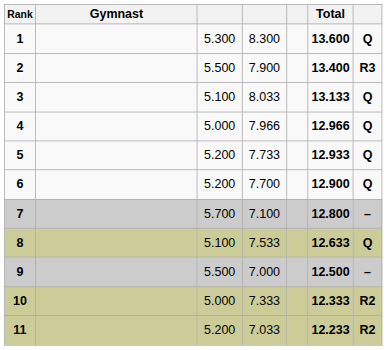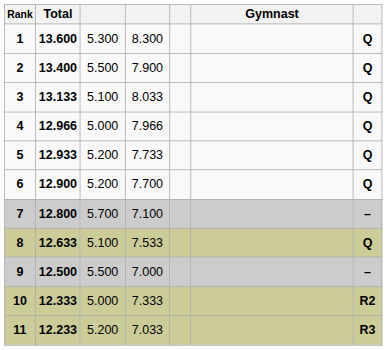columns swapped: (116, 14) <-> (331, 14)
(367, 68) R3 -> (367, 68) Q
(367, 330) R2 -> (367, 330) R3
